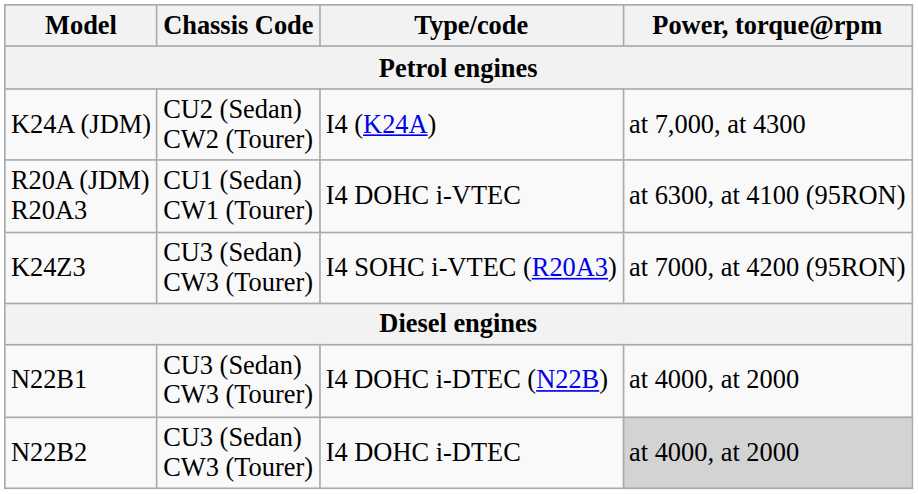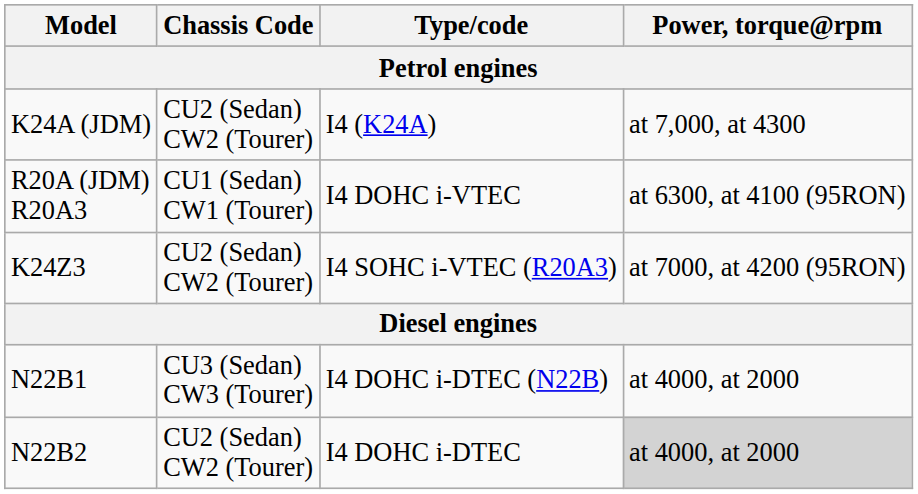(238, 267) CU3 (Sedan) CW3 (Tourer) -> (238, 267) CU2 (Sedan) CW2 (Tourer)
(238, 452) CU3 (Sedan) CW3 (Tourer) -> (238, 452) CU2 (Sedan) CW2 (Tourer)
